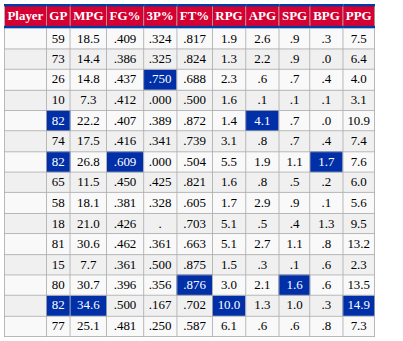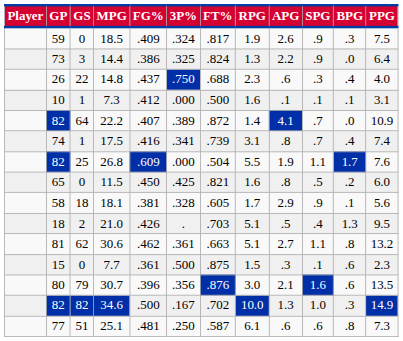+ column: (82, 16)
(295, 79) .7 -> (318, 79) .3
